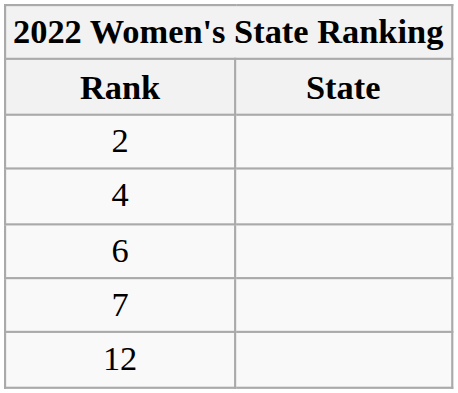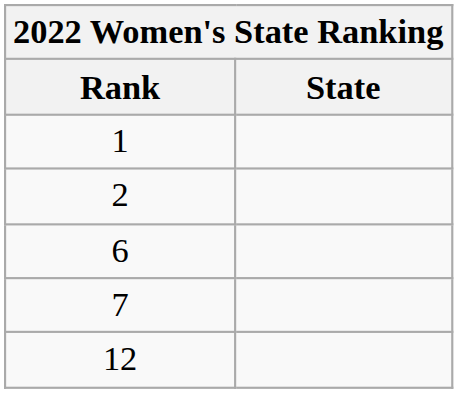+ row: (120, 140)
- row: (120, 195)
